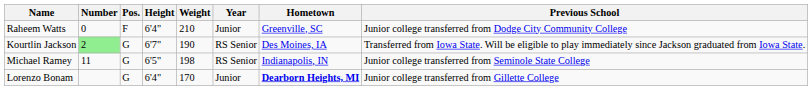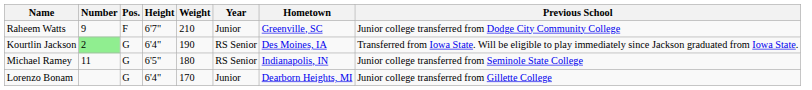(84, 28) 0 -> (84, 28) 9
(153, 28) 6'4" -> (153, 28) 6'7"
(153, 45) 6'7" -> (153, 45) 6'4"
(187, 61) 198 -> (187, 61) 180
(310, 77) bold -> (307, 77) normal
